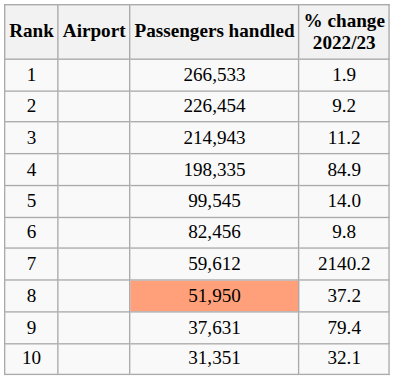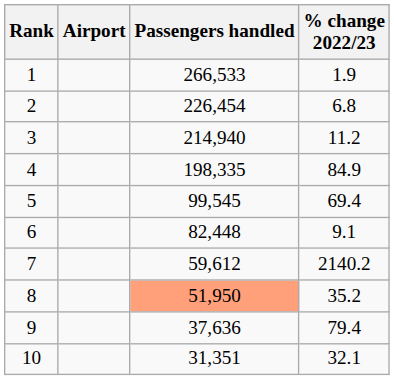(344, 106) 9.2 -> (344, 106) 6.8
(215, 138) 214,943 -> (215, 138) 214,940
(344, 201) 14.0 -> (344, 201) 69.4
(215, 232) 82,456 -> (215, 232) 82,448
(344, 232) 9.8 -> (344, 232) 9.1
(344, 295) 37.2 -> (344, 295) 35.2
(215, 327) 37,631 -> (215, 327) 37,636
